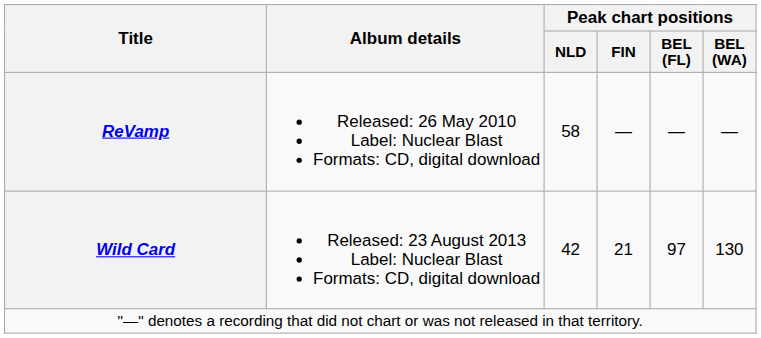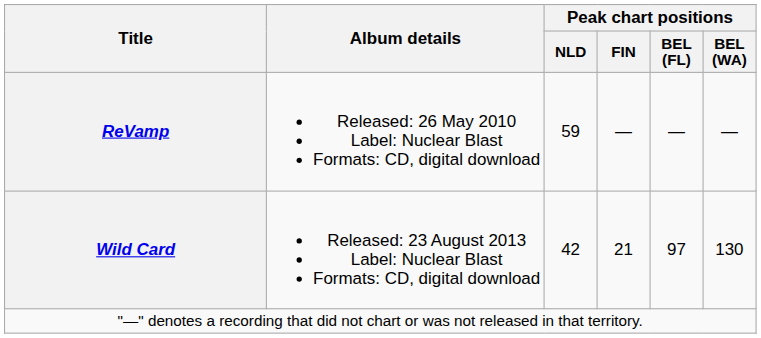(571, 131) 58 -> (571, 131) 59
